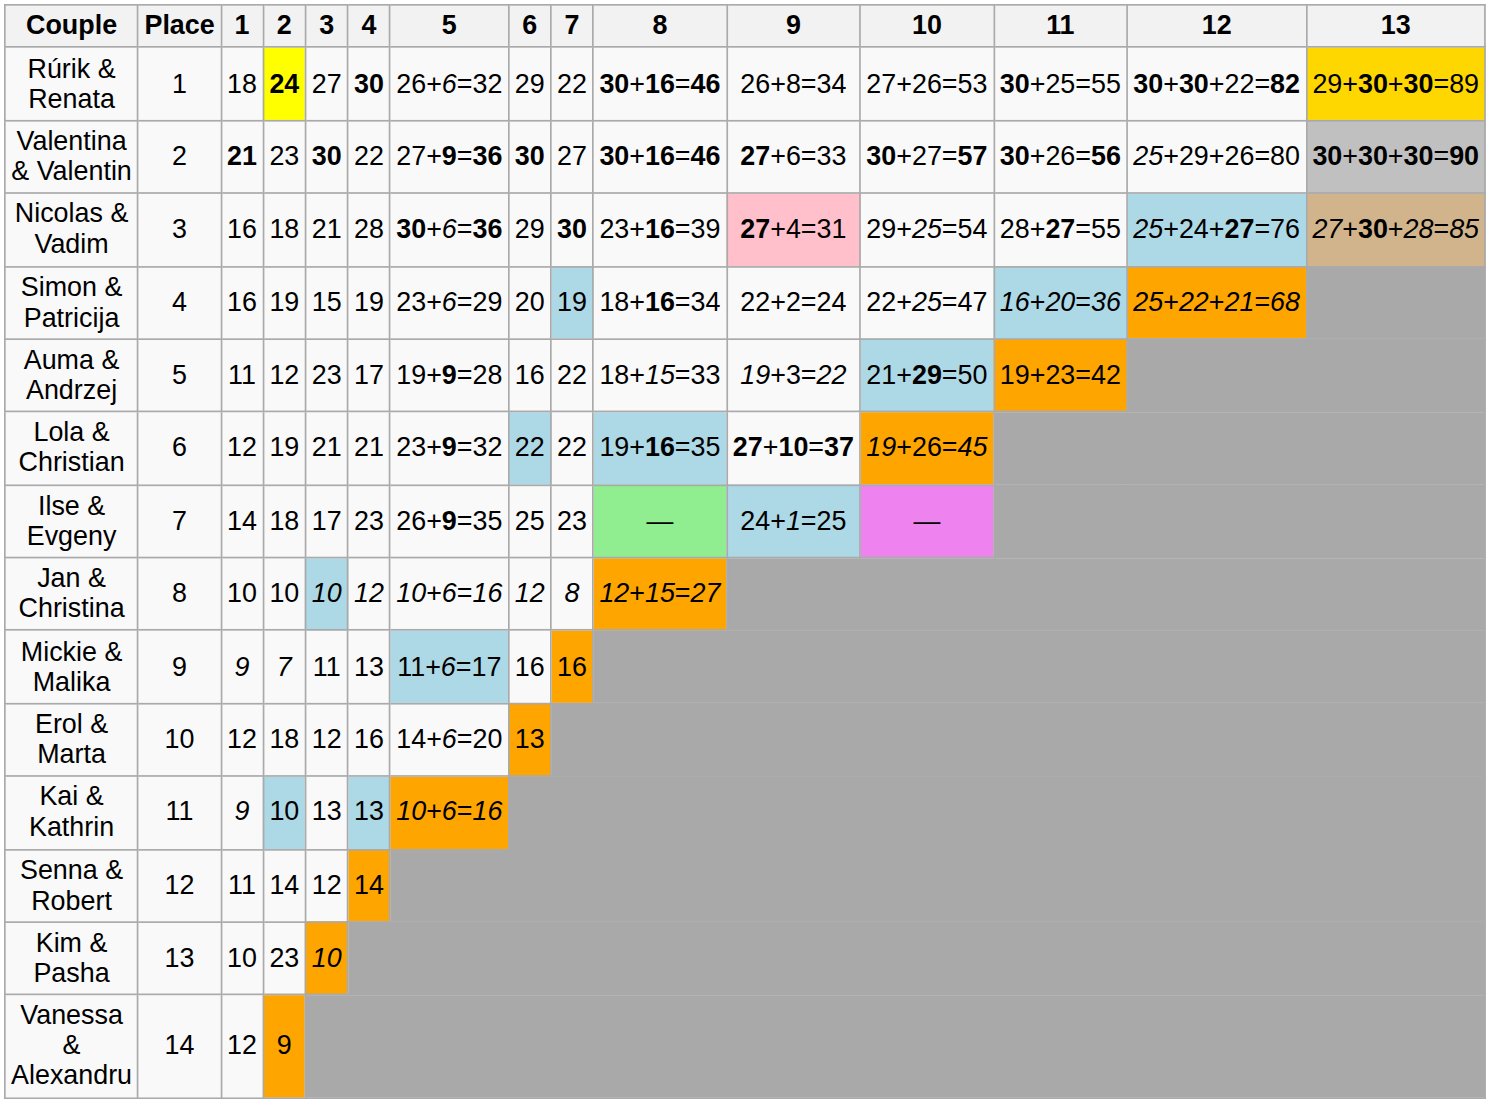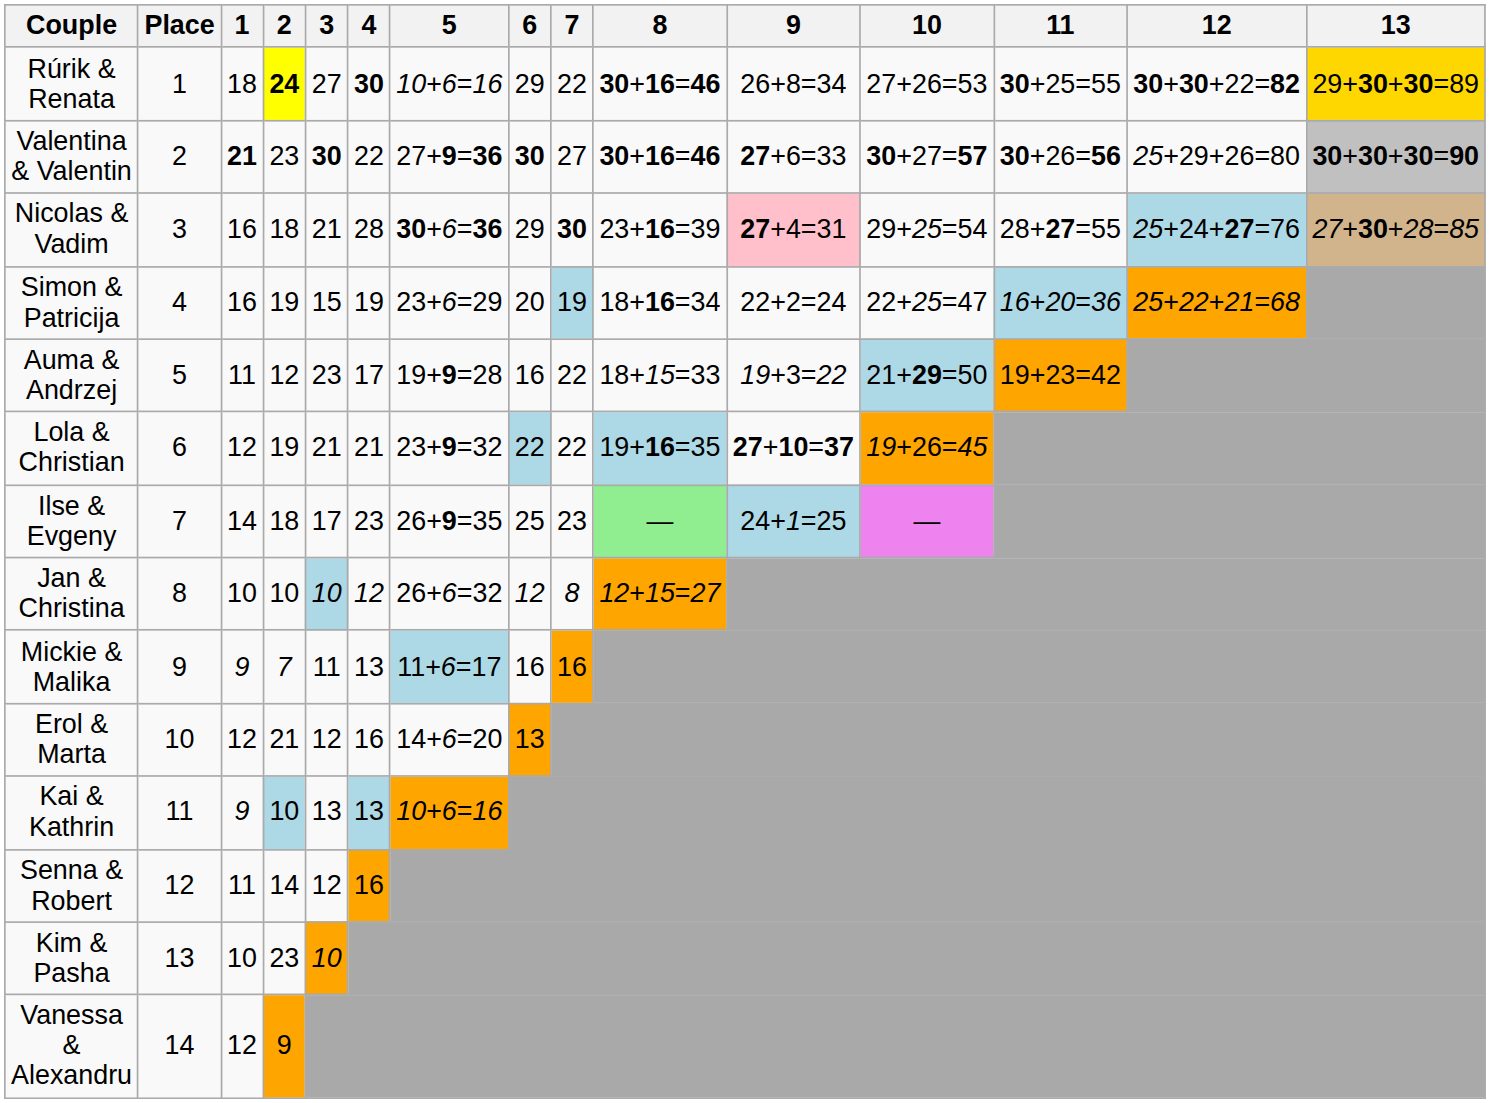(449, 83) 26+6=32 -> (449, 83) 10+6=16
(449, 593) 10+6=16 -> (449, 593) 26+6=32
(284, 739) 18 -> (284, 739) 21
(369, 885) 14 -> (369, 885) 16
